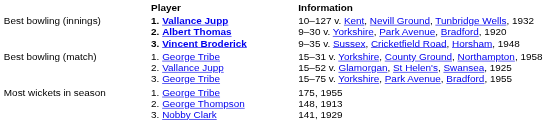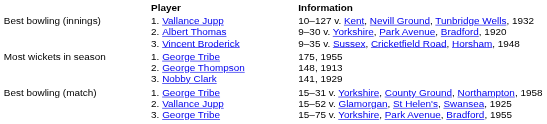(199, 32) bold -> (195, 32) normal
rows swapped: (50, 57) <-> (55, 93)
